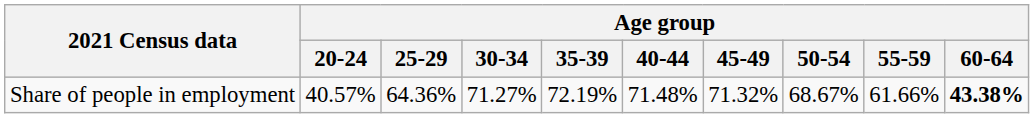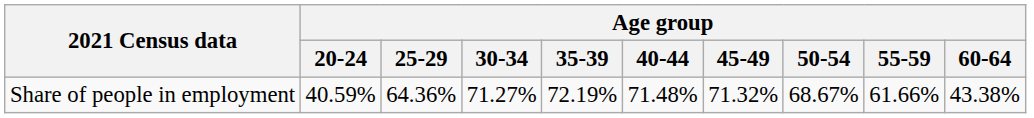(341, 94) 40.57% -> (341, 94) 40.59%
(987, 94) bold -> (985, 94) normal
